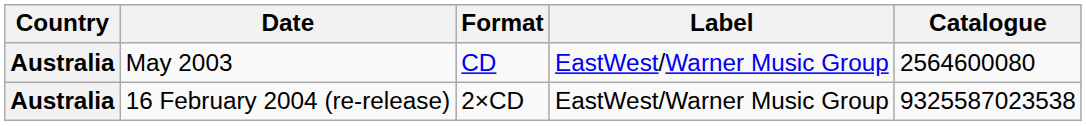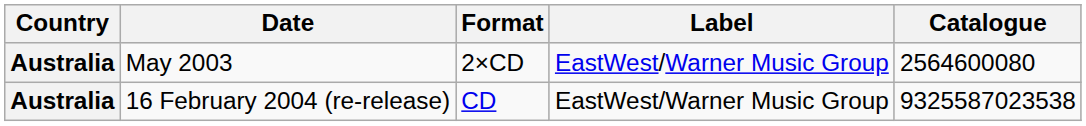(479, 62) CD -> (493, 62) 2×CD
(493, 100) 2×CD -> (479, 100) CD
